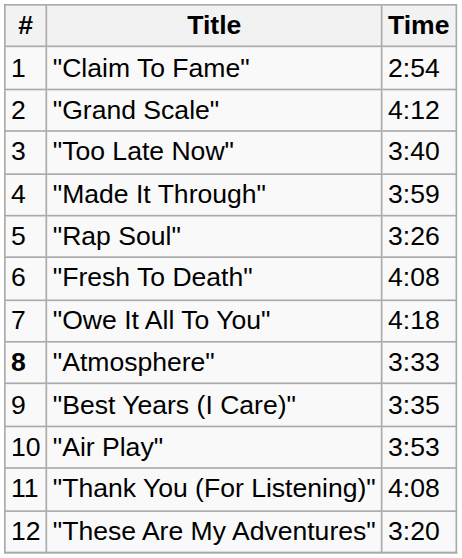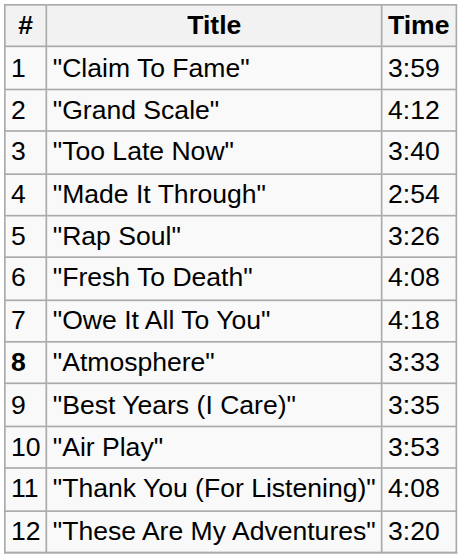(414, 67) 2:54 -> (414, 67) 3:59
(414, 194) 3:59 -> (414, 194) 2:54
